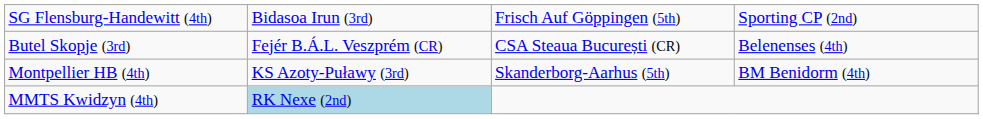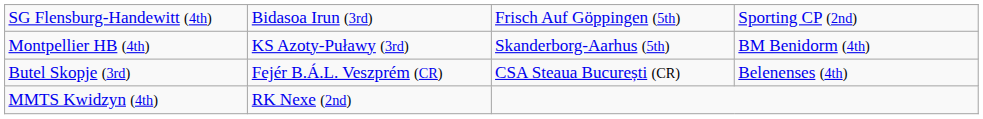rows swapped: (79, 72) <-> (69, 45)
(301, 99) lightblue background -> (301, 99) no background
